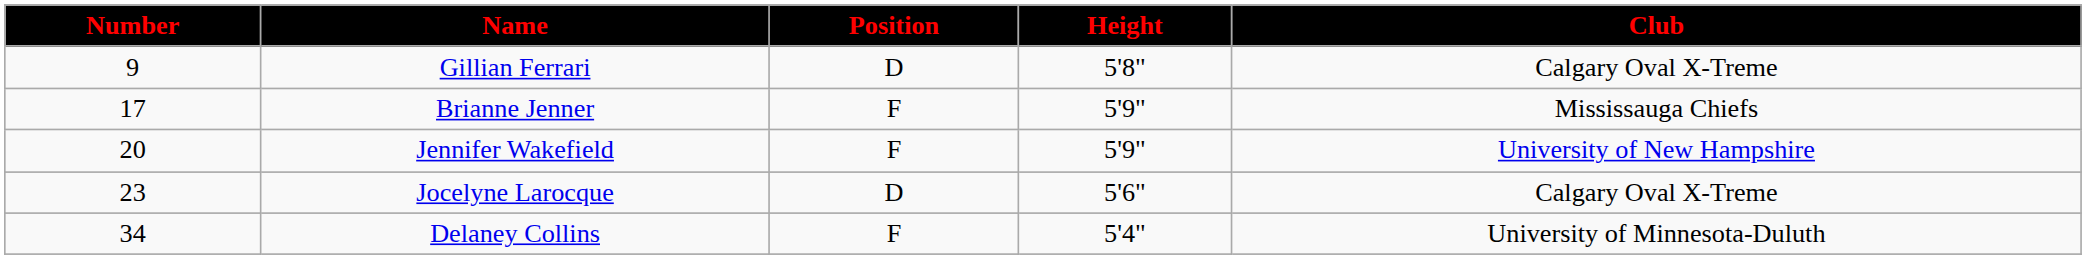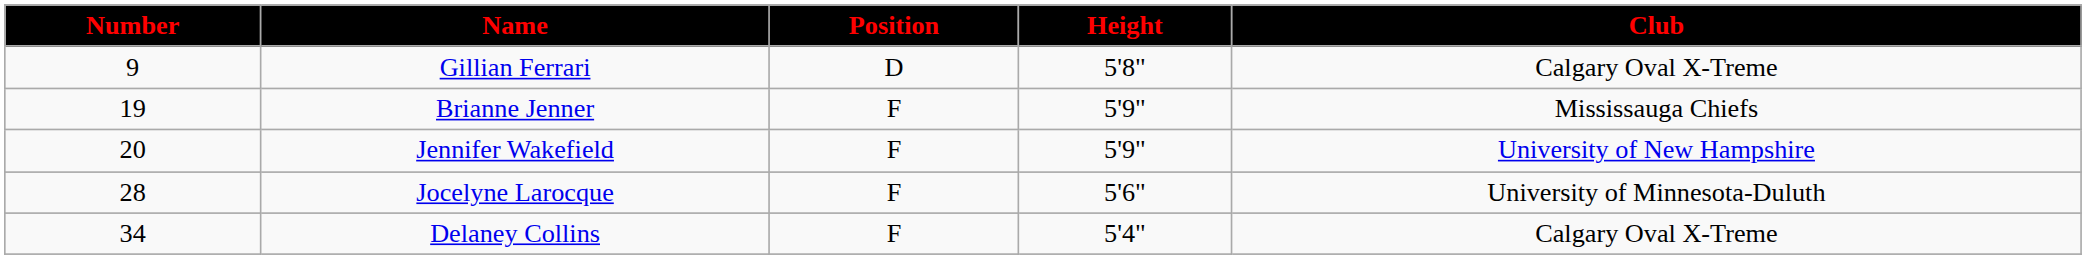(133, 108) 17 -> (133, 108) 19
(133, 191) 23 -> (133, 191) 28
(894, 191) D -> (894, 191) F
(1656, 191) Calgary Oval X-Treme -> (1656, 191) University of Minnesota-Duluth
(1656, 233) University of Minnesota-Duluth -> (1656, 233) Calgary Oval X-Treme
